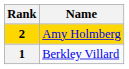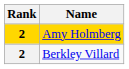(22, 53) 1 -> (22, 53) 2
